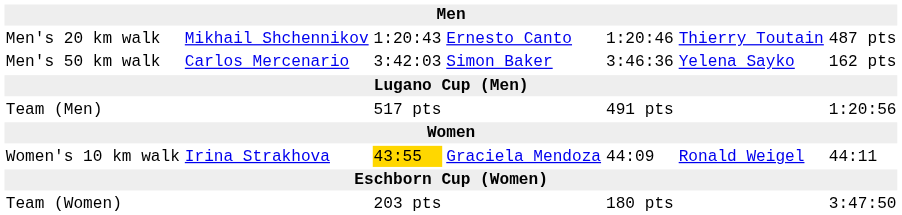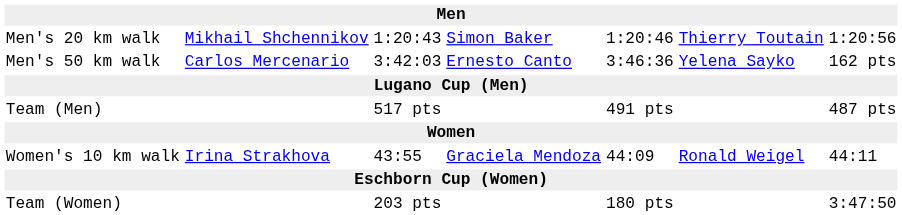(509, 39) Ernesto Canto -> (499, 39) Simon Baker
(863, 39) 487 pts -> (863, 39) 1:20:56
(499, 62) Simon Baker -> (509, 62) Ernesto Canto
(863, 109) 1:20:56 -> (863, 109) 487 pts
(398, 156) gold background -> (398, 156) no background
